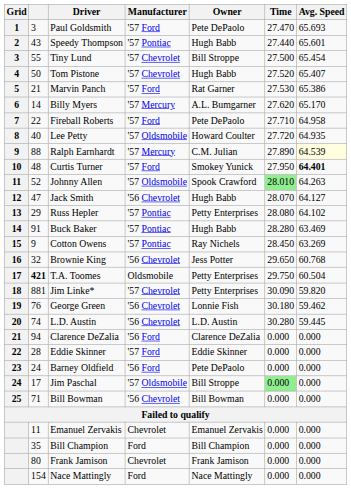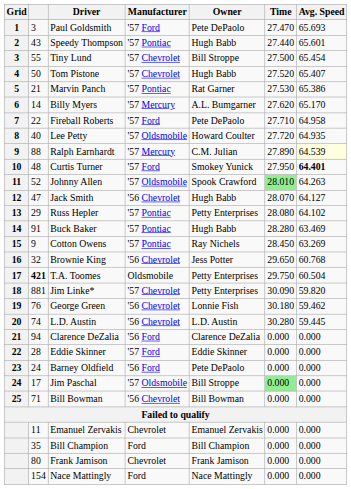(144, 89) '57 Ford -> (149, 89) '57 Pontiac
